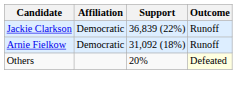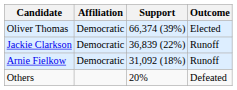+ row: (37, 28)
(209, 61) lightyellow background -> (209, 77) no background
